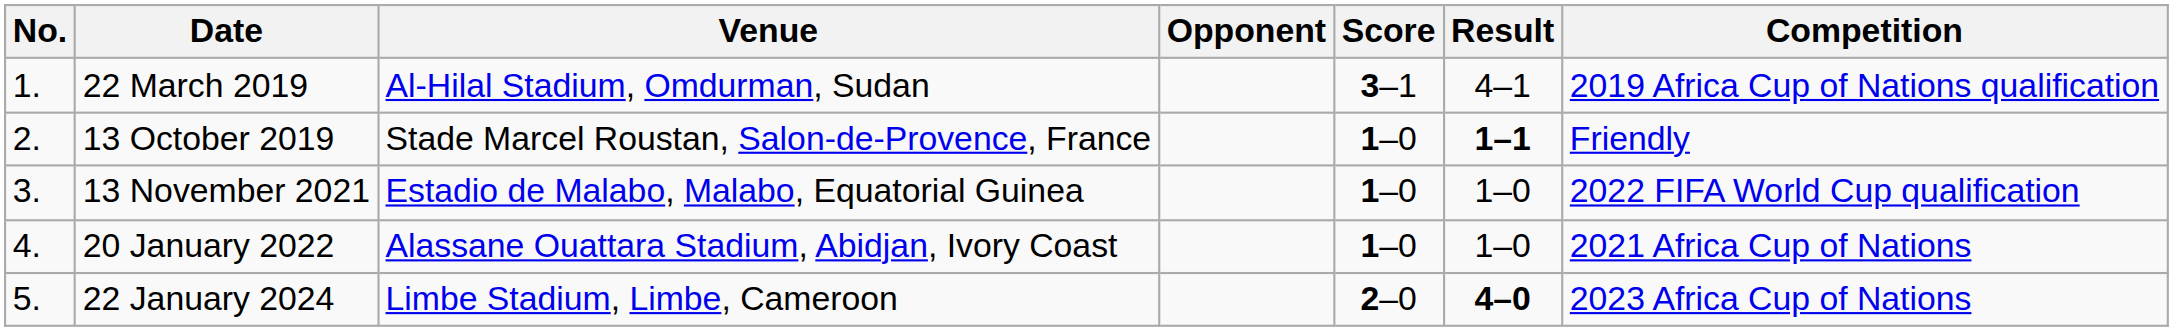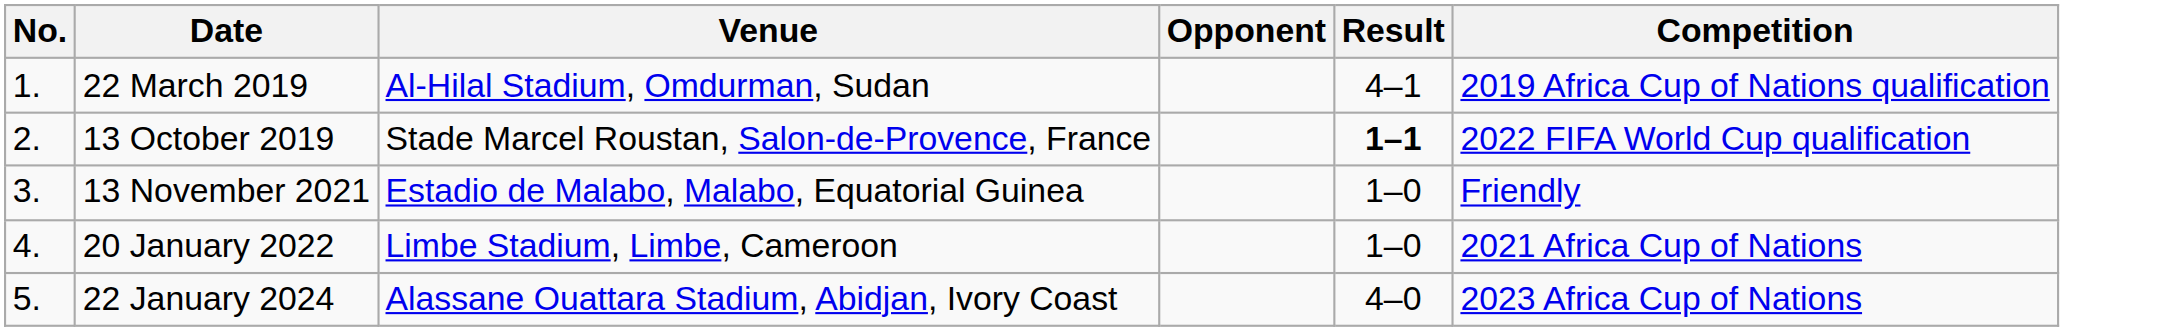- column: (1389, 31)
(1630, 138) Friendly -> (1715, 138) 2022 FIFA World Cup qualification
(1825, 191) 2022 FIFA World Cup qualification -> (1520, 191) Friendly
(751, 245) Alassane Ouattara Stadium, Abidjan, Ivory Coast -> (642, 245) Limbe Stadium, Limbe, Cameroon
(642, 298) Limbe Stadium, Limbe, Cameroon -> (751, 298) Alassane Ouattara Stadium, Abidjan, Ivory Coast
(1503, 298) bold -> (1393, 298) normal
